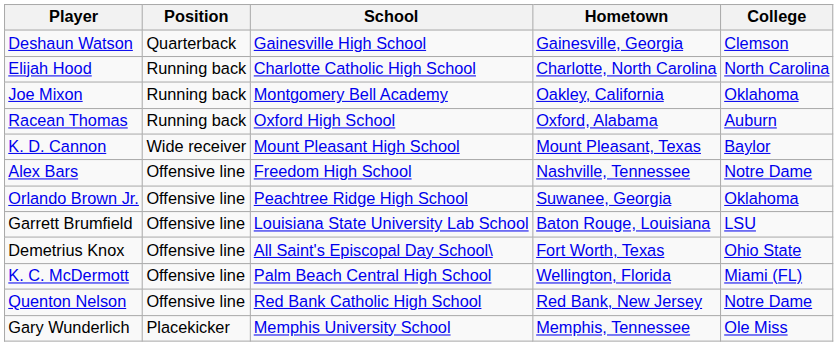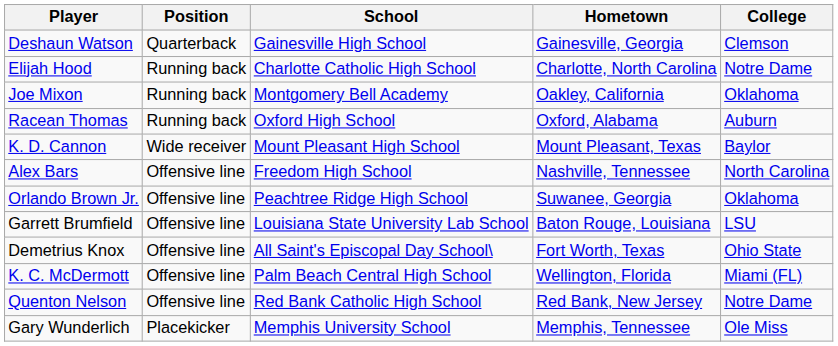(777, 69) North Carolina -> (768, 69) Notre Dame
(768, 172) Notre Dame -> (777, 172) North Carolina
